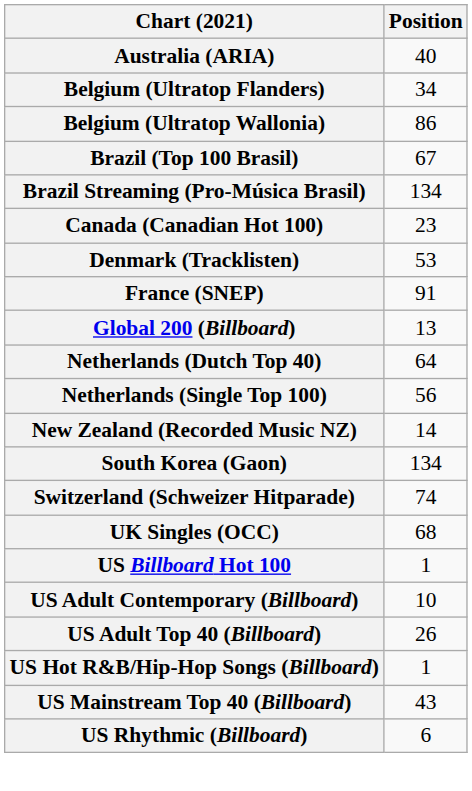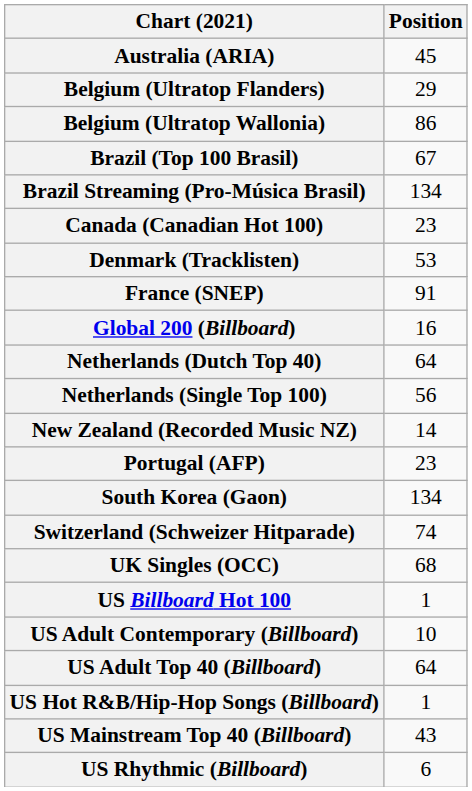(426, 55) 40 -> (426, 55) 45
(426, 89) 34 -> (426, 89) 29
(426, 327) 13 -> (426, 327) 16
+ row: (194, 463)
(426, 633) 26 -> (426, 667) 64
